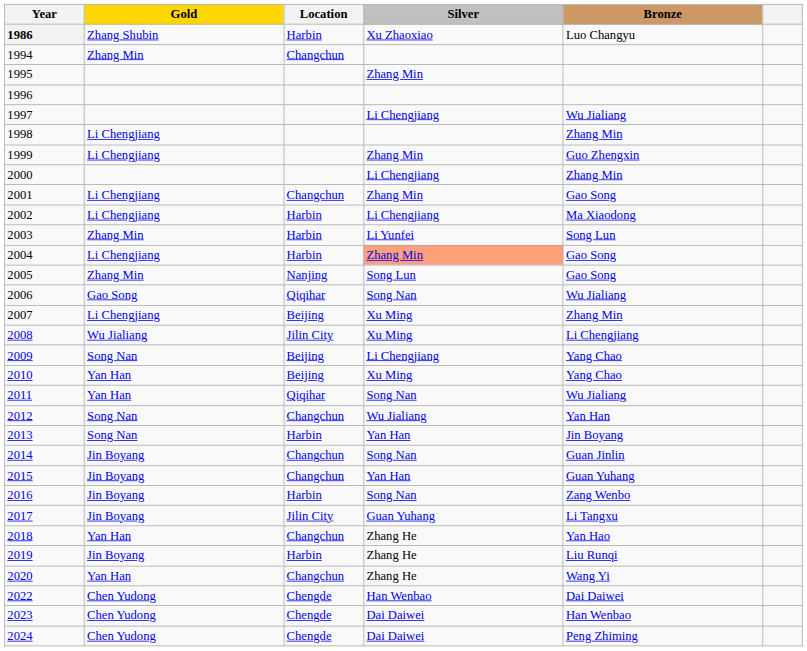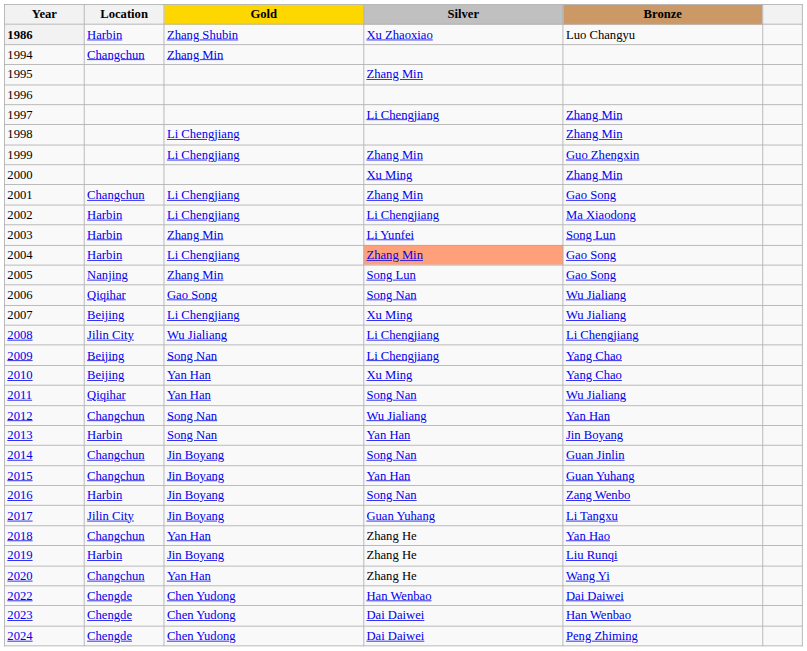columns swapped: (324, 14) <-> (184, 14)
(596, 114) Wu Jialiang -> (594, 114) Zhang Min
(403, 174) Li Chengjiang -> (389, 174) Xu Ming
(594, 315) Zhang Min -> (596, 315) Wu Jialiang
(389, 335) Xu Ming -> (403, 335) Li Chengjiang
